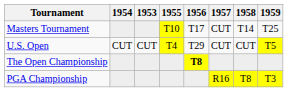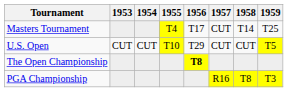columns swapped: (147, 12) <-> (122, 12)
(172, 29) T10 -> (172, 29) T4
(172, 46) T4 -> (172, 46) T10
